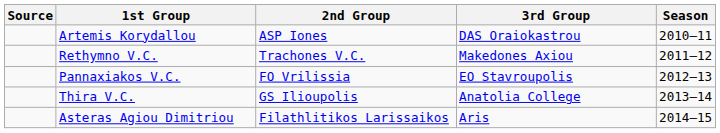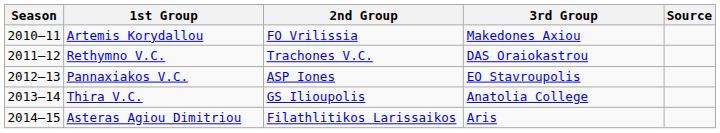columns swapped: (686, 15) <-> (30, 15)
(293, 35) ASP Iones -> (312, 35) FO Vrilissia
(520, 35) DAS Oraiokastrou -> (524, 35) Makedones Axiou
(516, 56) Makedones Axiou -> (527, 56) DAS Oraiokastrou
(305, 76) FO Vrilissia -> (301, 76) ASP Iones
